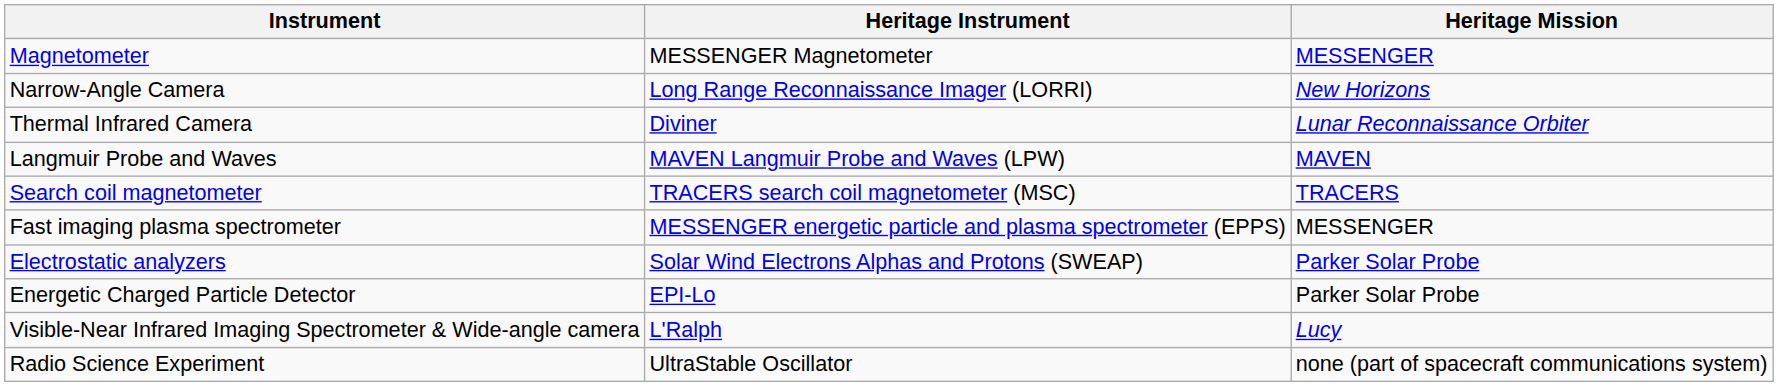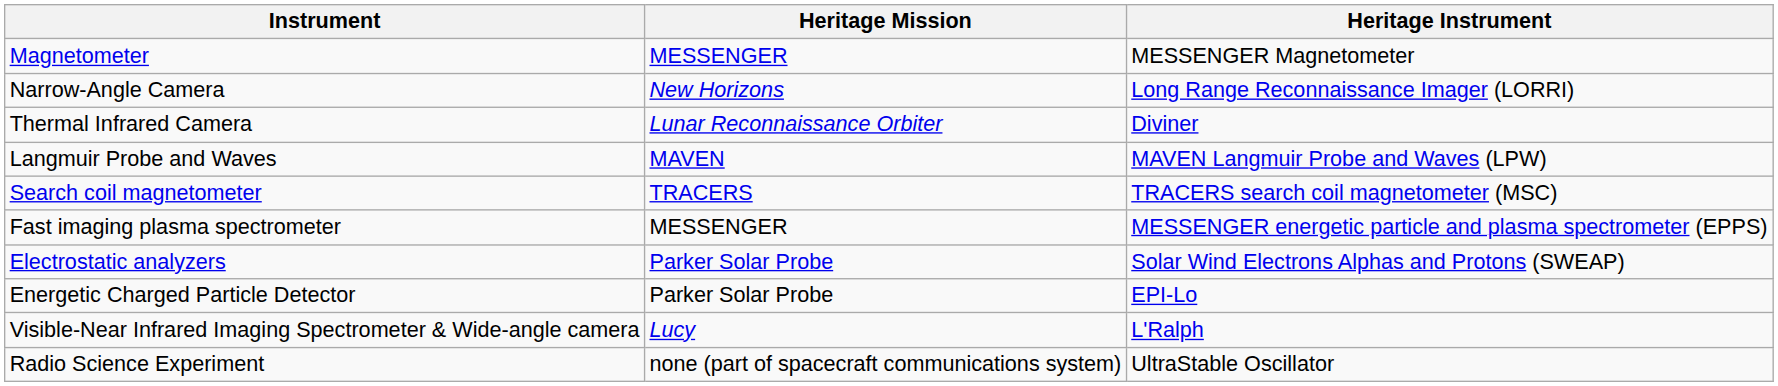columns swapped: (968, 21) <-> (1532, 21)
